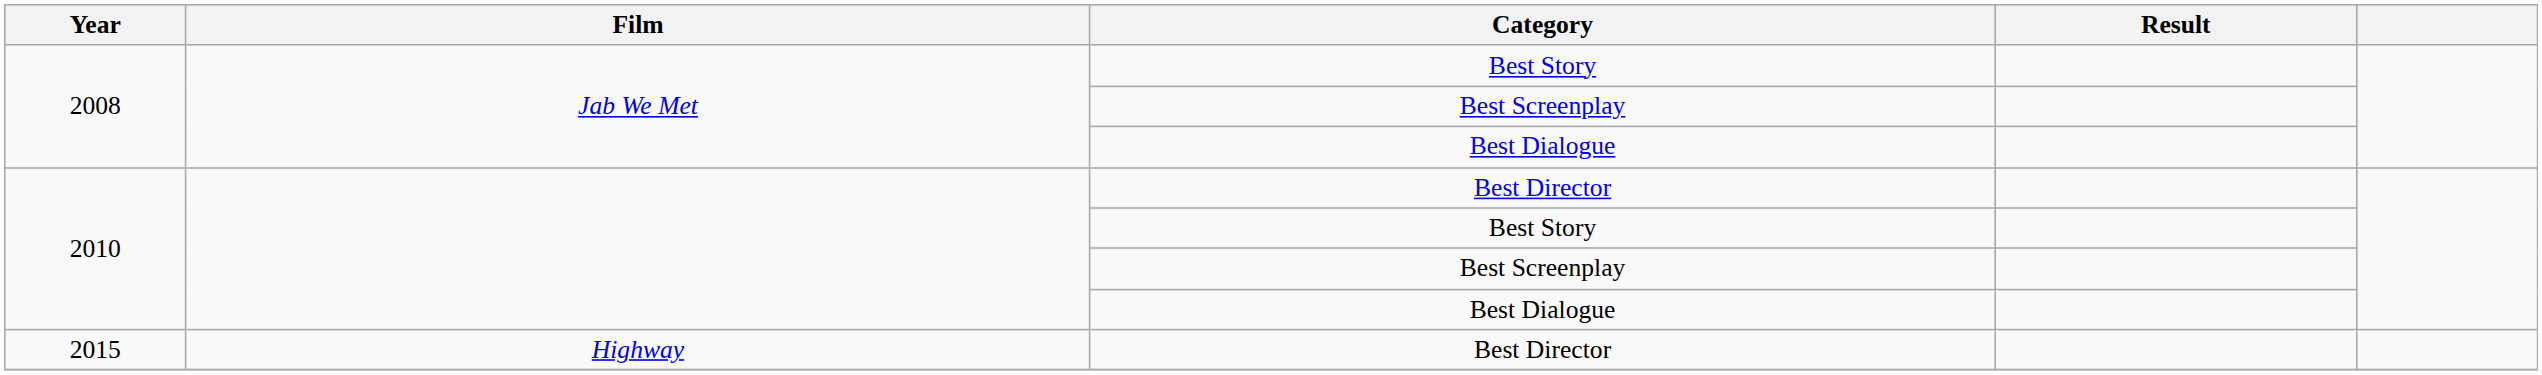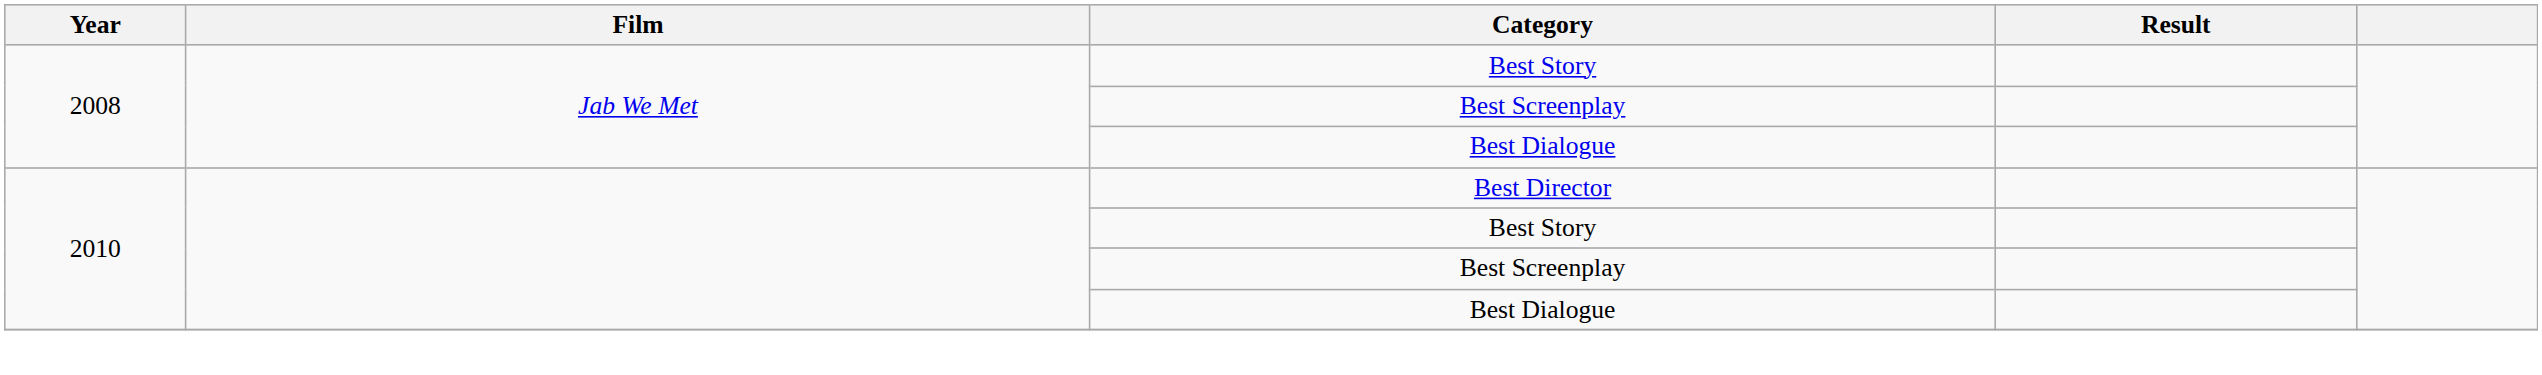- row: (95, 349)
